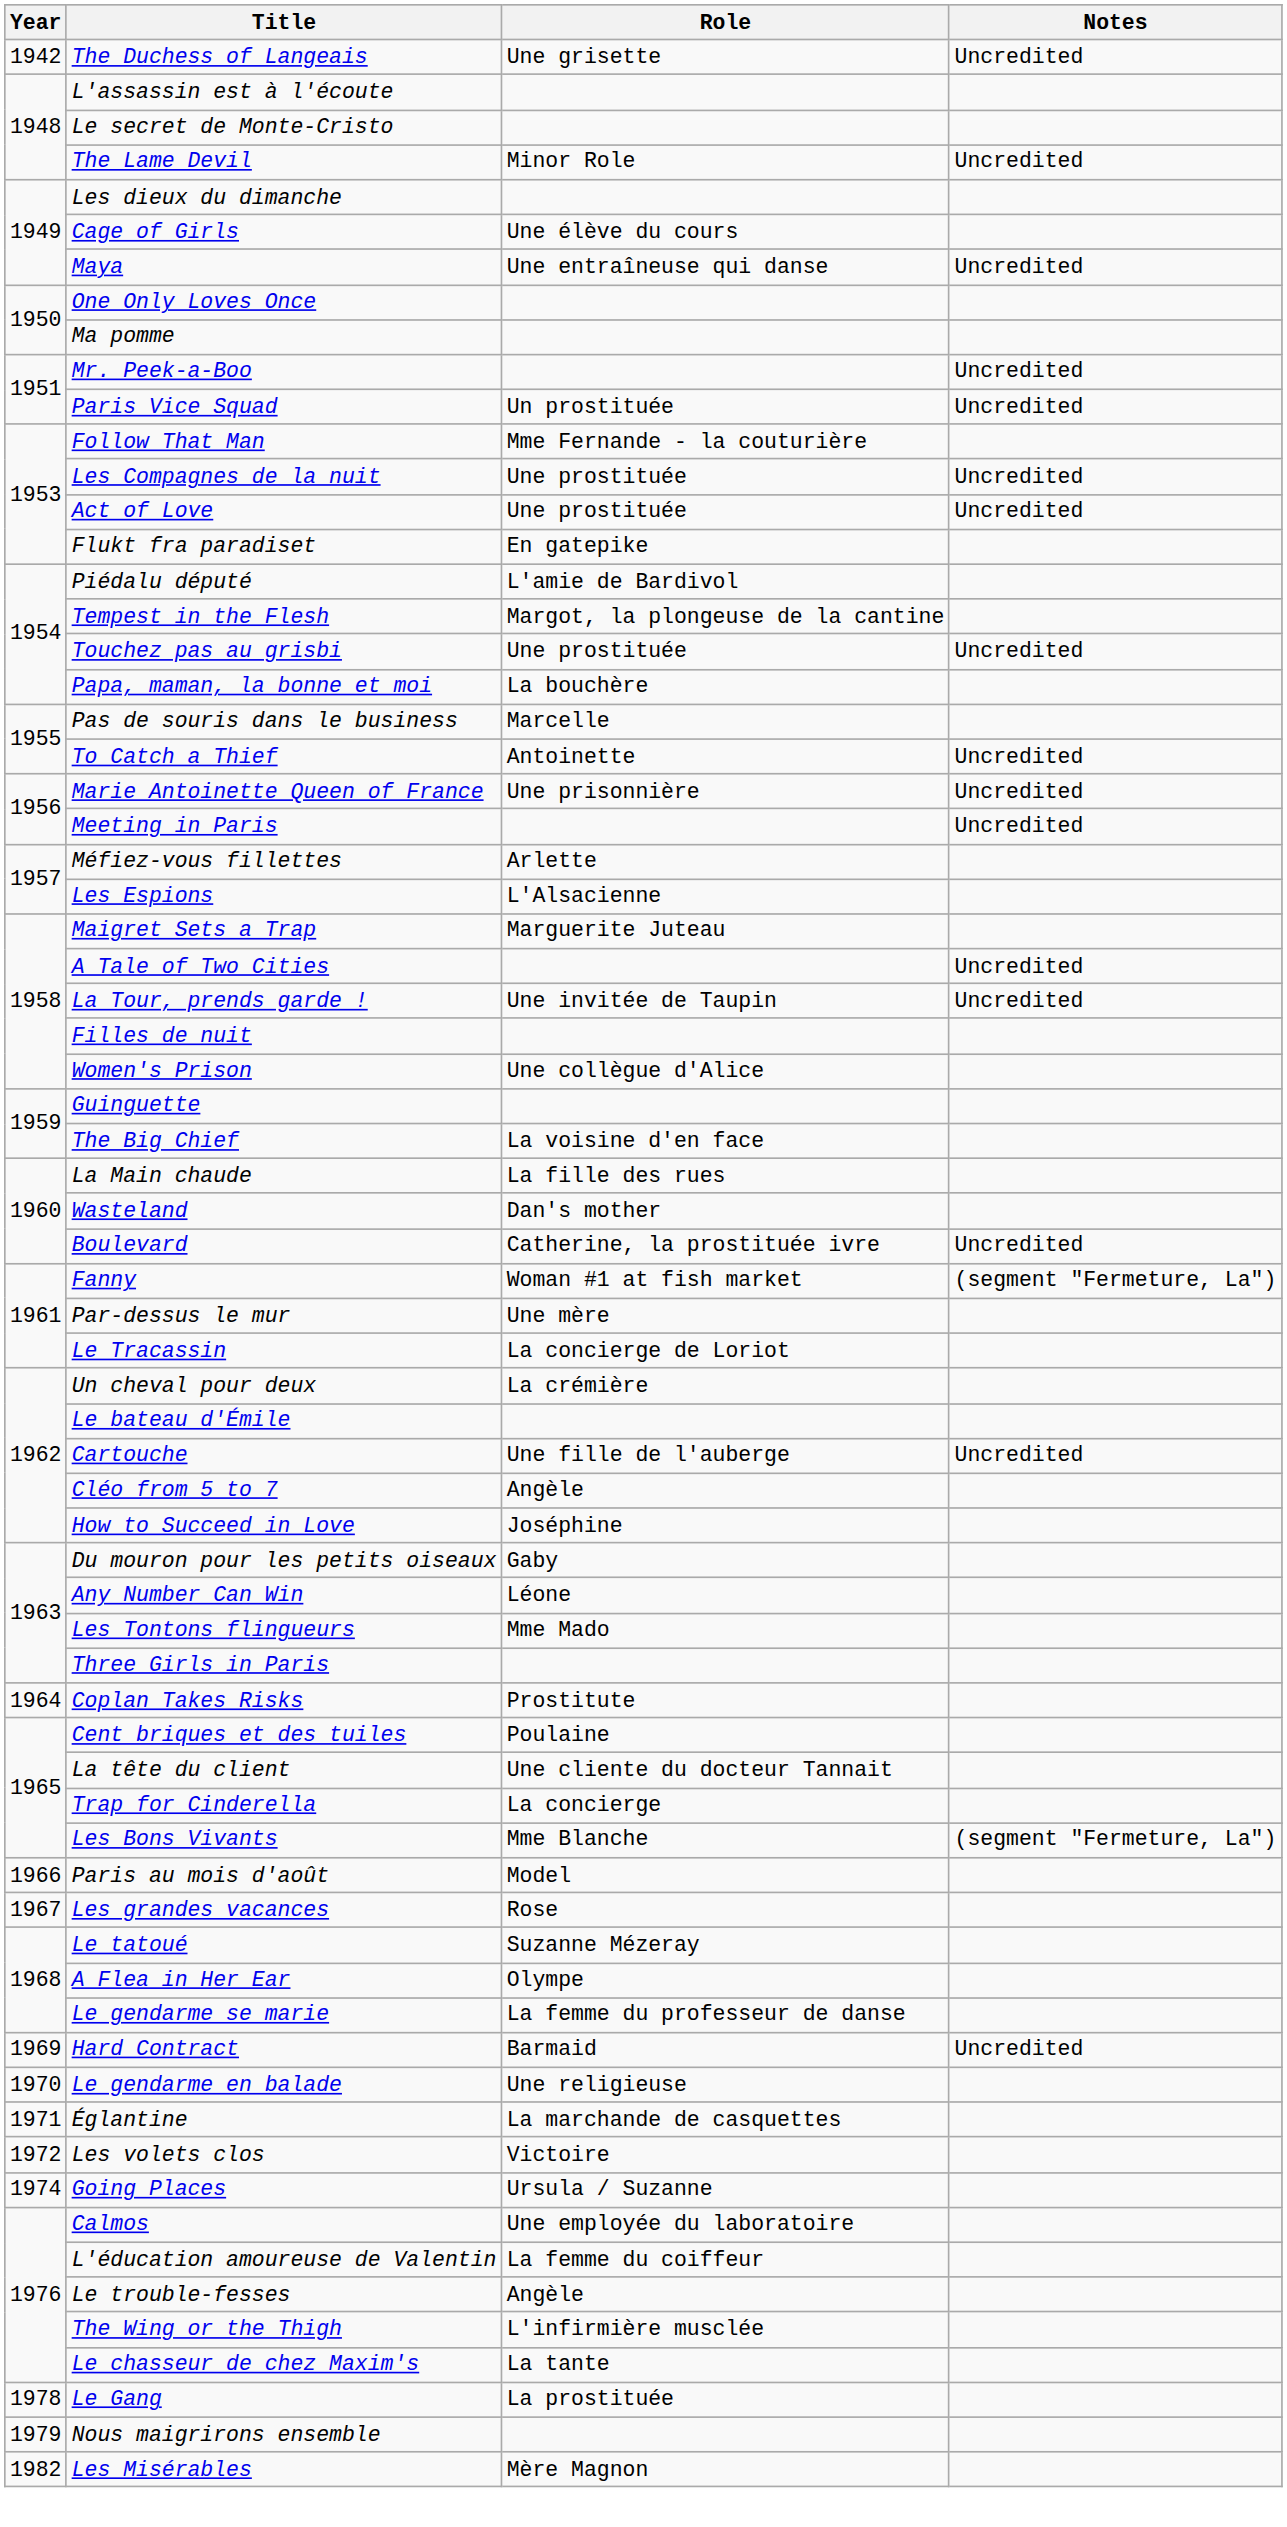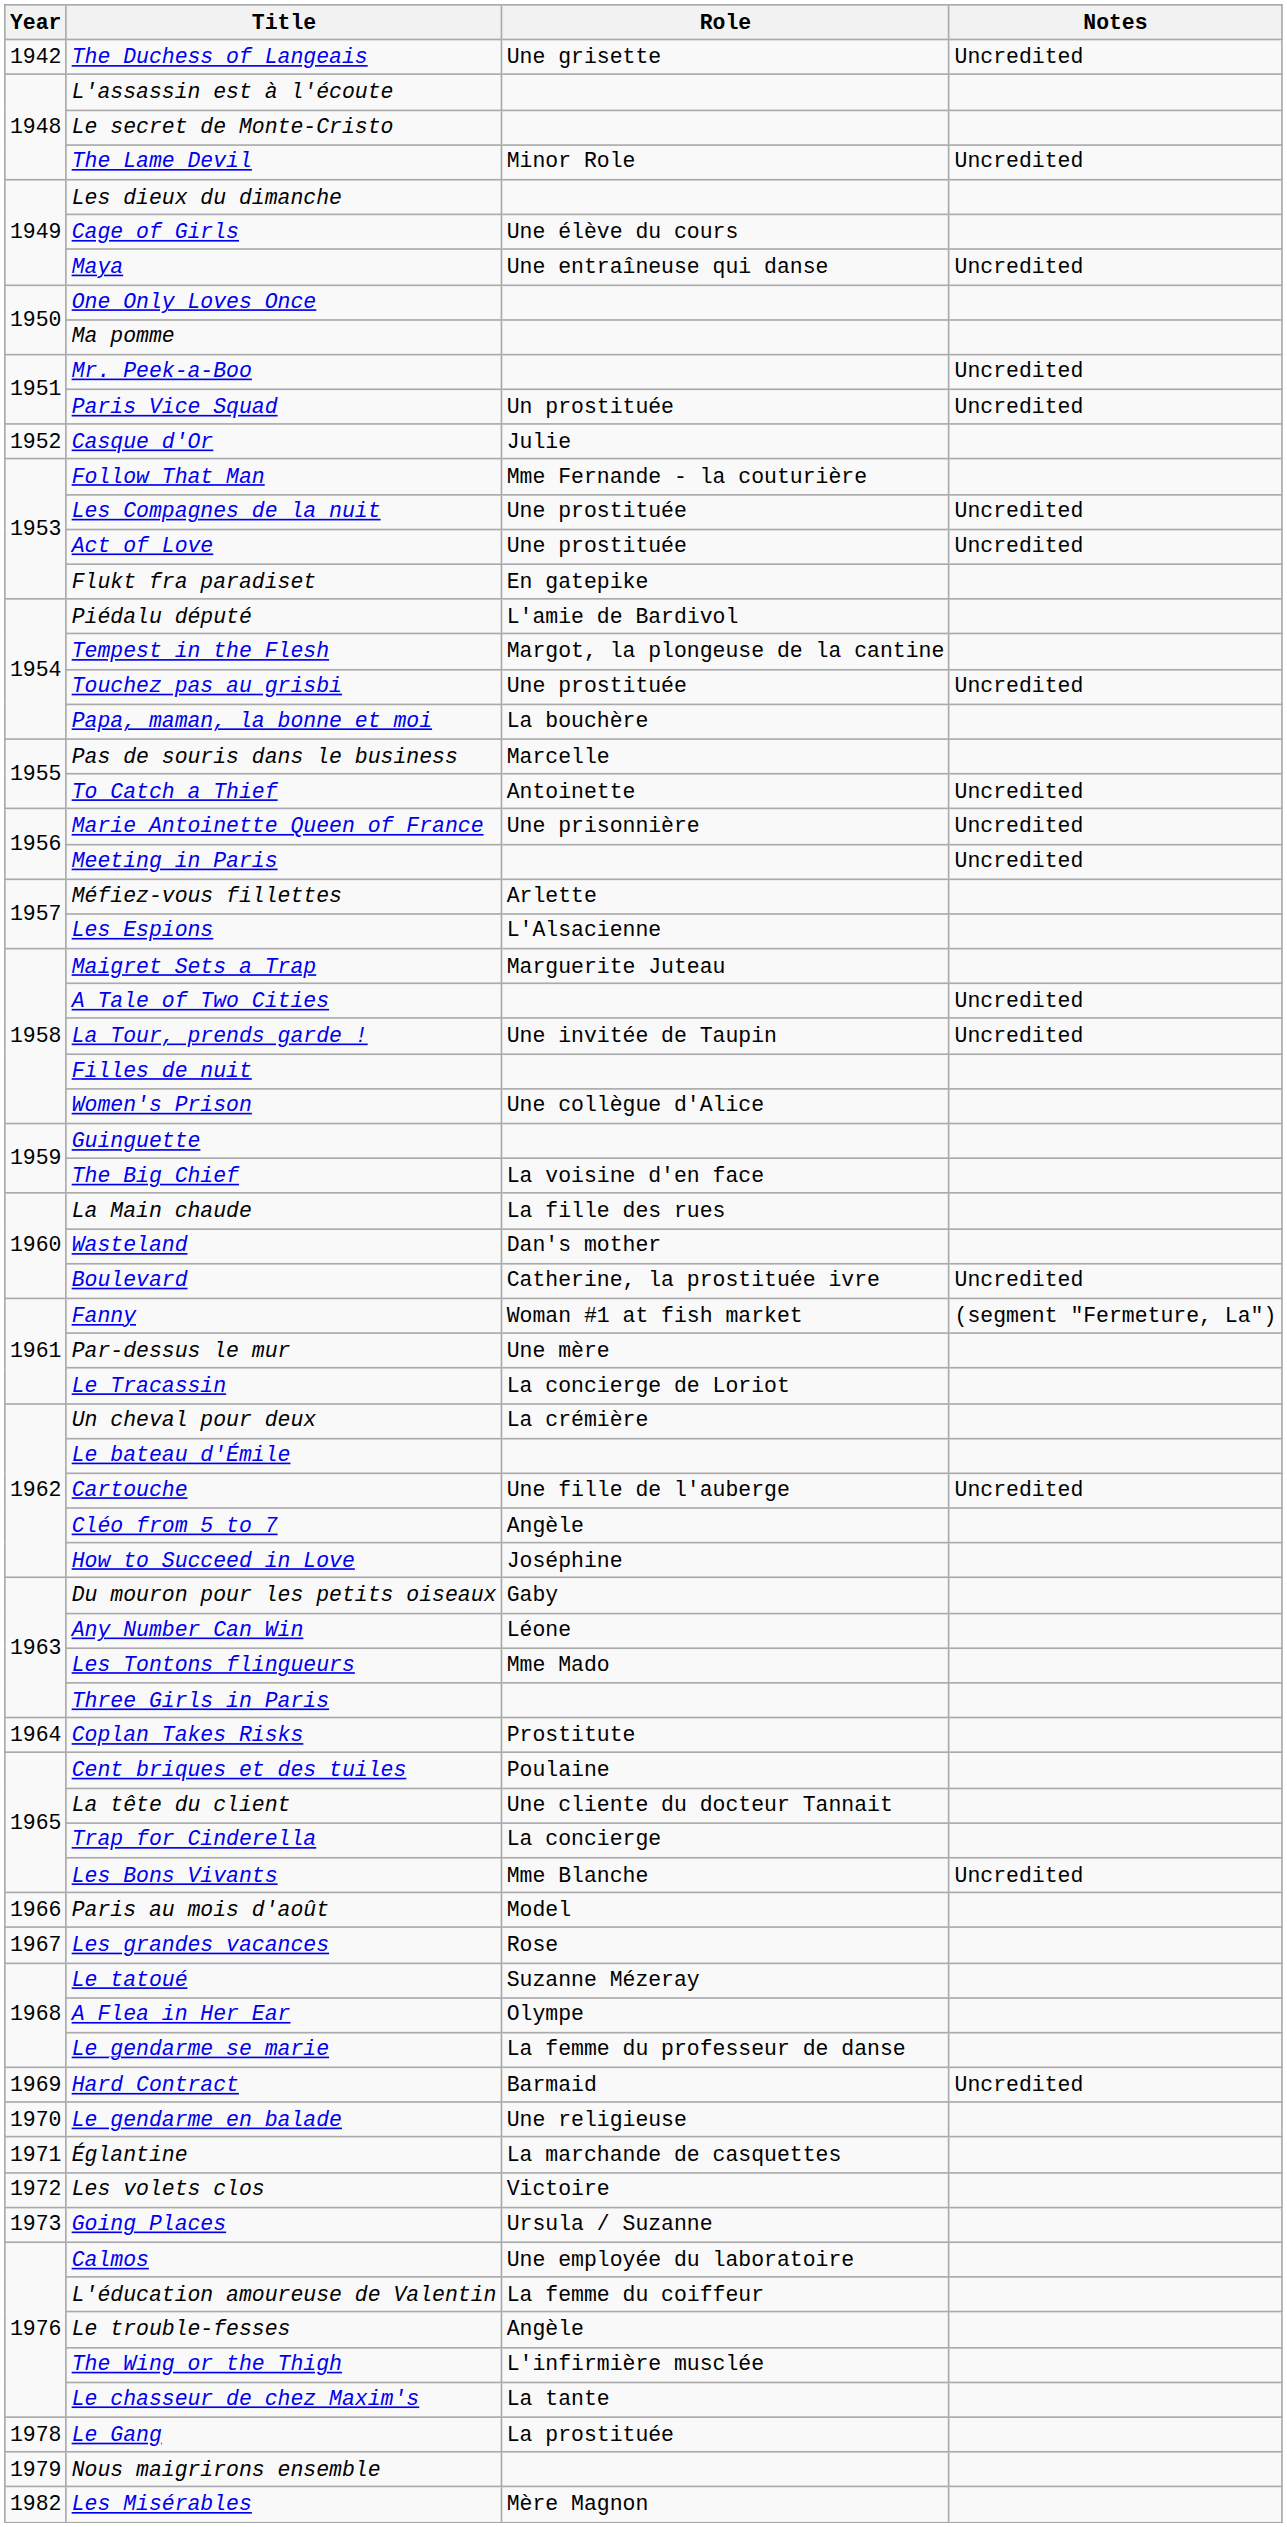+ row: (142, 442)
(1115, 1840) (segment "Fermeture, La") -> (1019, 1875) Uncredited
(36, 2190) 1974 -> (36, 2225) 1973
